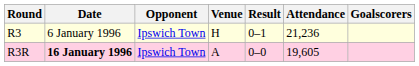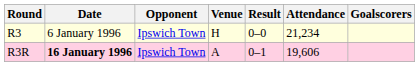(257, 33) 0–1 -> (257, 33) 0–0
(303, 33) 21,236 -> (303, 33) 21,234
(257, 52) 0–0 -> (257, 52) 0–1
(303, 52) 19,605 -> (303, 52) 19,606
